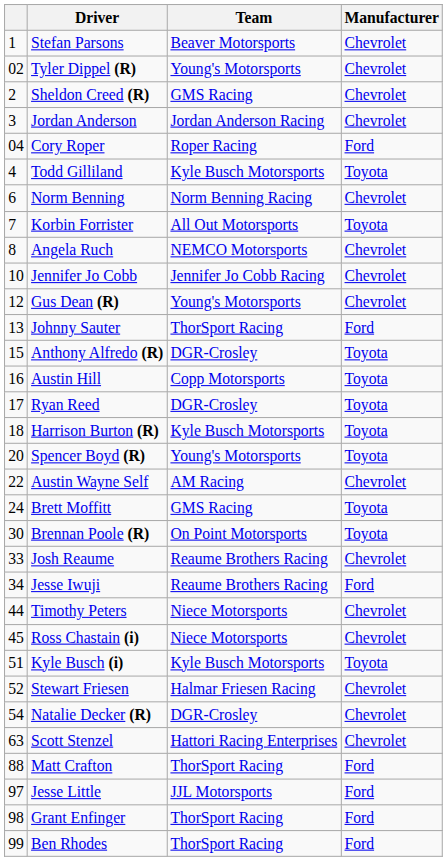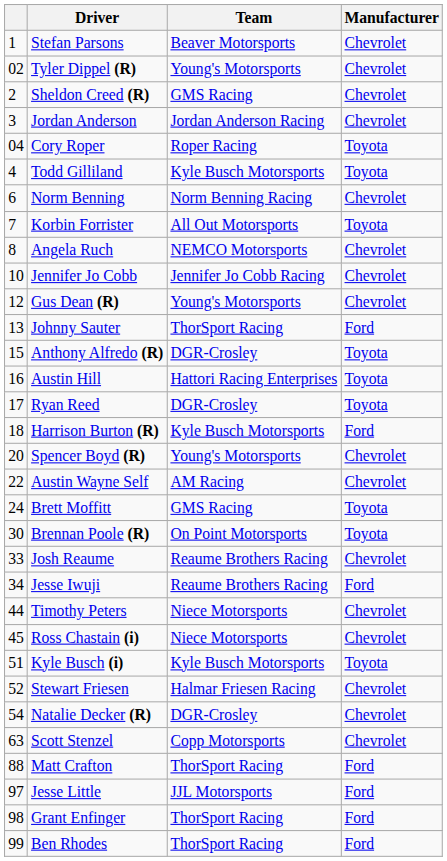(359, 146) Ford -> (366, 146) Toyota
(228, 378) Copp Motorsports -> (254, 378) Hattori Racing Enterprises
(366, 430) Toyota -> (359, 430) Ford
(366, 456) Toyota -> (375, 456) Chevrolet
(254, 740) Hattori Racing Enterprises -> (228, 740) Copp Motorsports
